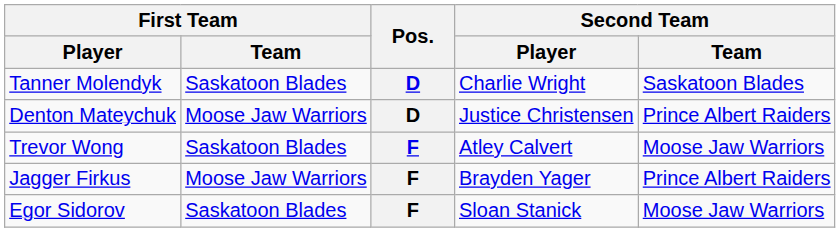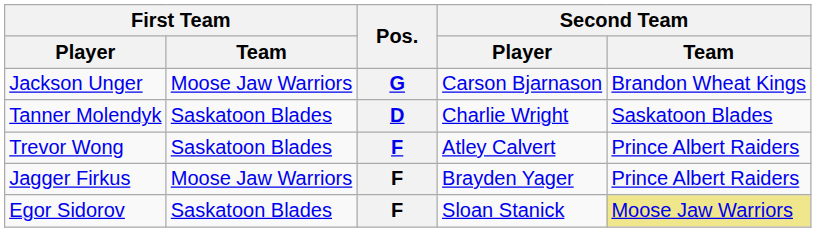+ row: (76, 83)
- row: (93, 115)
(734, 147) Moose Jaw Warriors -> (705, 147) Prince Albert Raiders
(734, 210) no background -> (702, 210) khaki background
